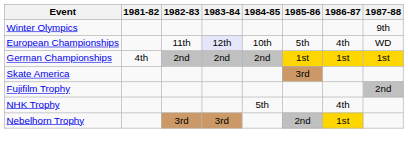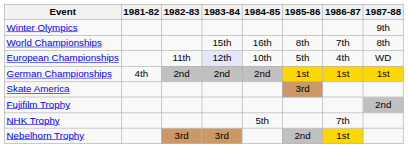+ row: (54, 43)
(343, 105) 4th -> (343, 120) 7th
